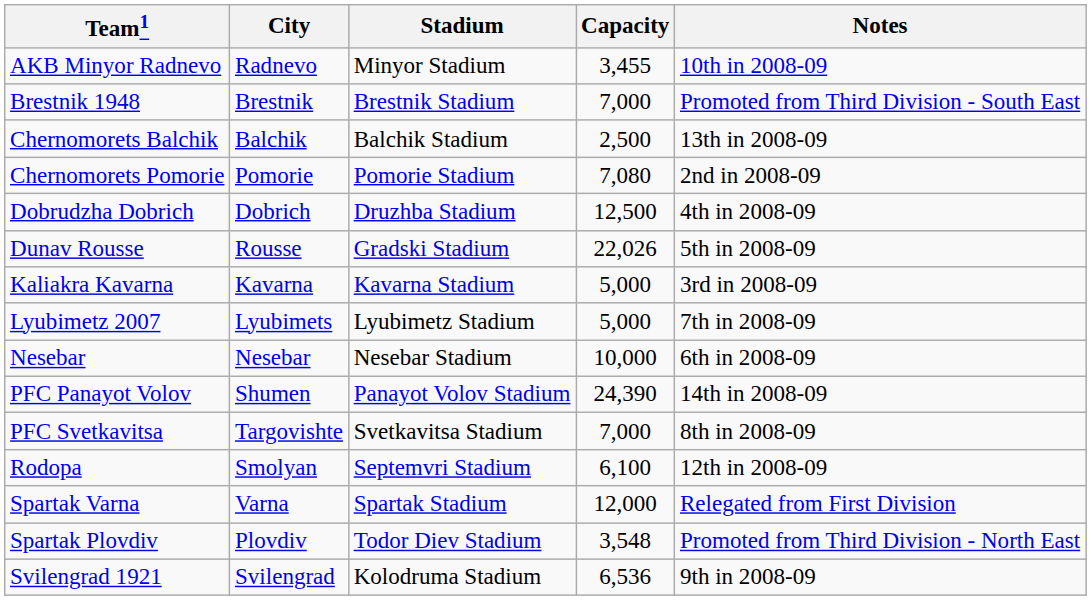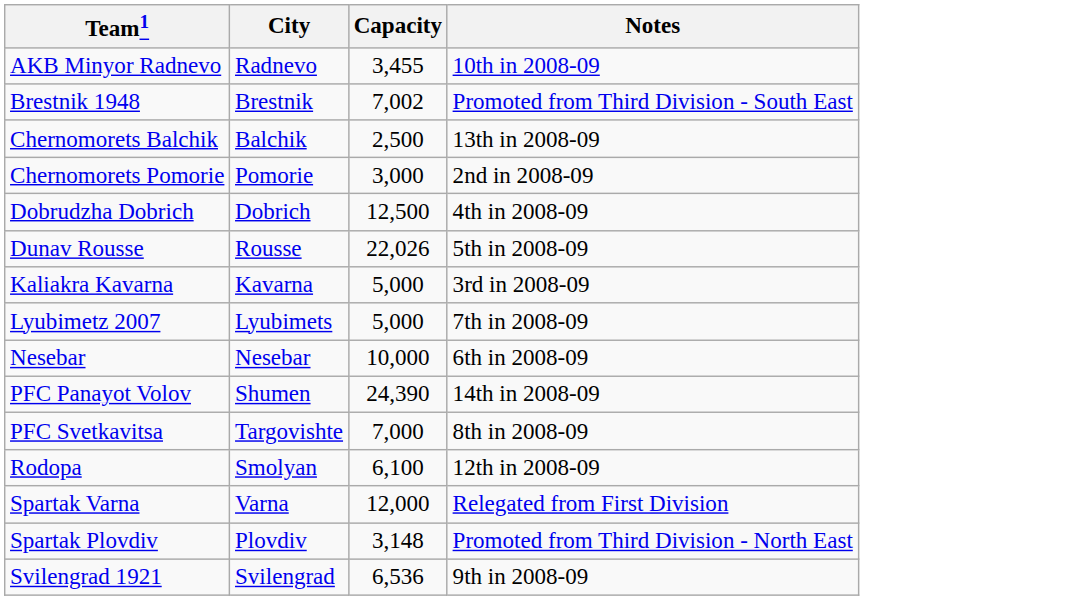- column: (462, 25)
(625, 102) 7,000 -> (398, 102) 7,002
(625, 175) 7,080 -> (398, 175) 3,000
(625, 540) 3,548 -> (398, 540) 3,148
